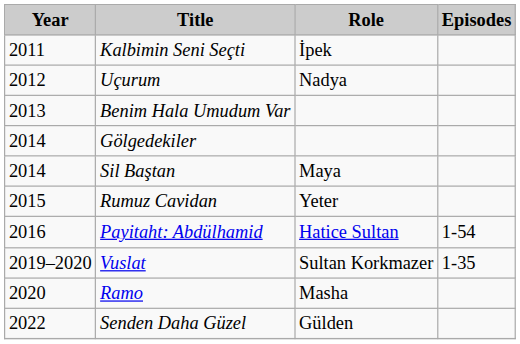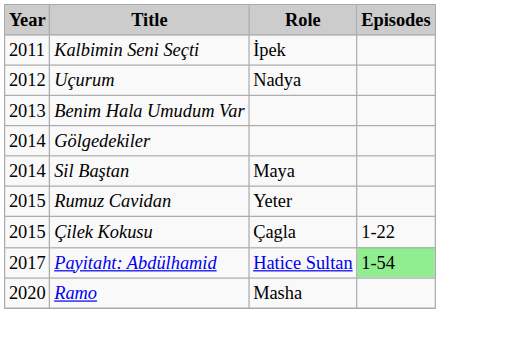+ row: (103, 232)
(27, 232) 2016 -> (27, 262) 2017
(459, 232) no background -> (378, 262) lightgreen background
- row: (123, 262)
- row: (173, 323)
